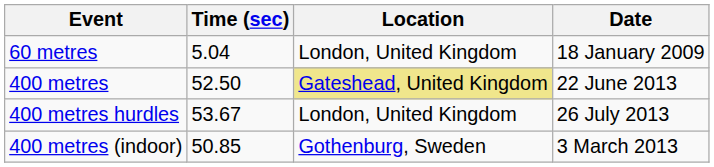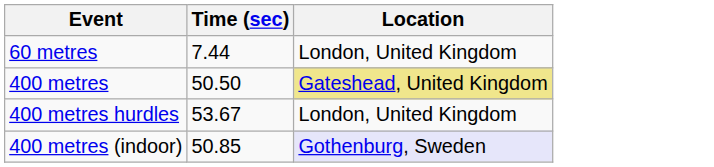- column: (631, 20)
(211, 51) 5.04 -> (211, 51) 7.44
(216, 83) 52.50 -> (216, 83) 50.50
(392, 146) no background -> (392, 146) lavender background
